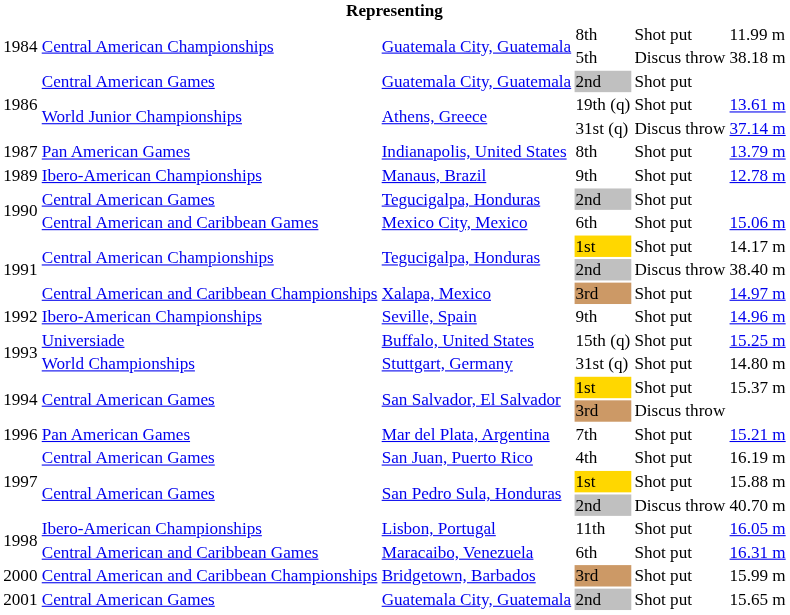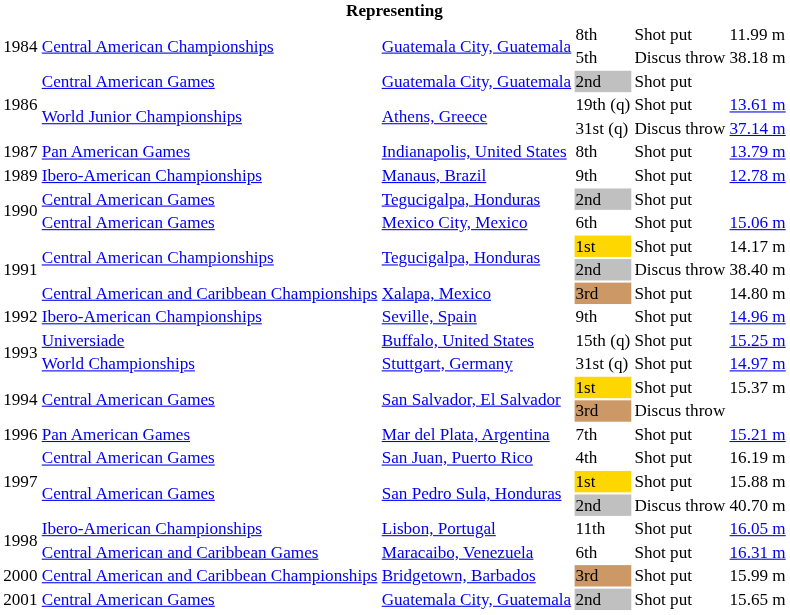(180, 222) Central American and Caribbean Games -> (128, 222) Central American Games
(758, 293) 14.97 m -> (758, 293) 14.80 m
(758, 363) 14.80 m -> (758, 363) 14.97 m
